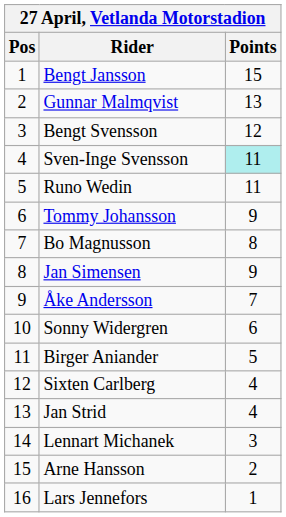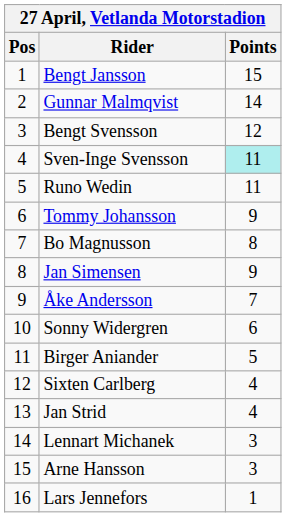(253, 103) 13 -> (253, 103) 14
(253, 469) 2 -> (253, 469) 3
